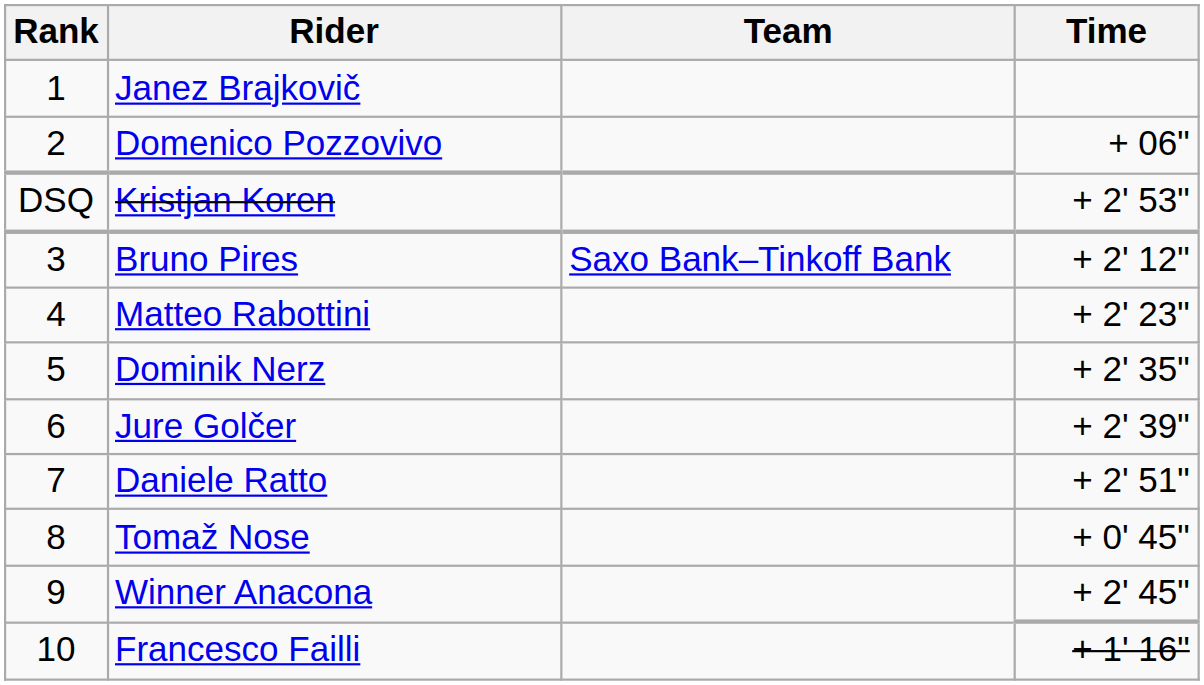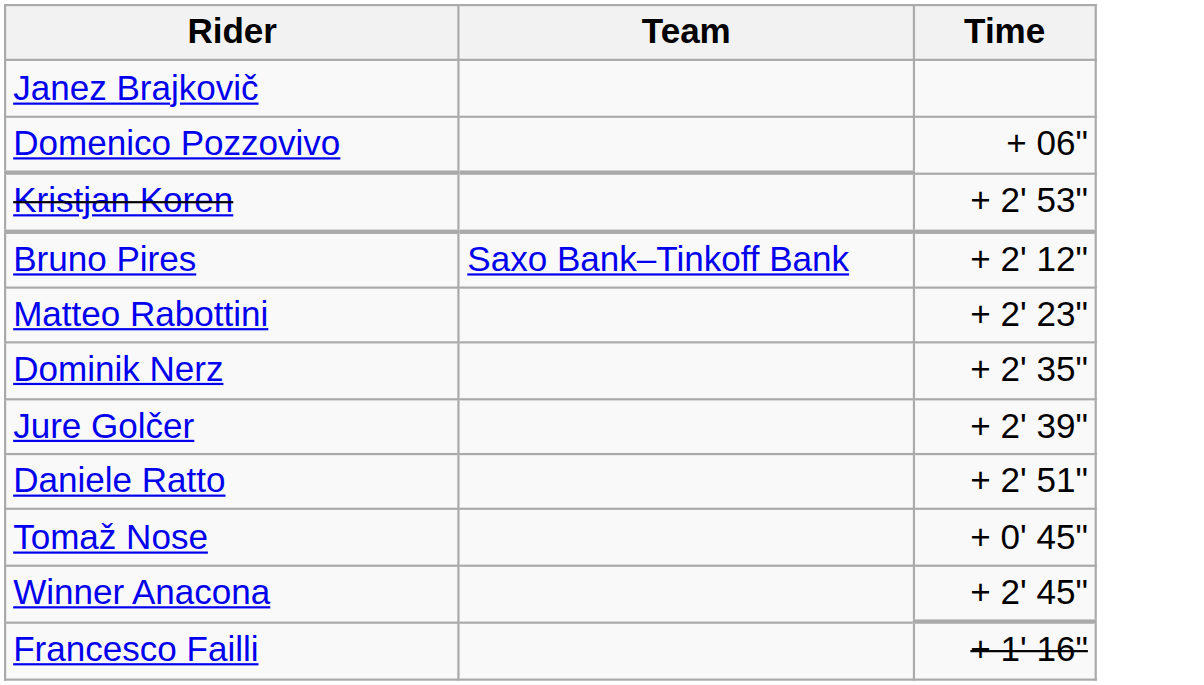- column: (56, 32)
